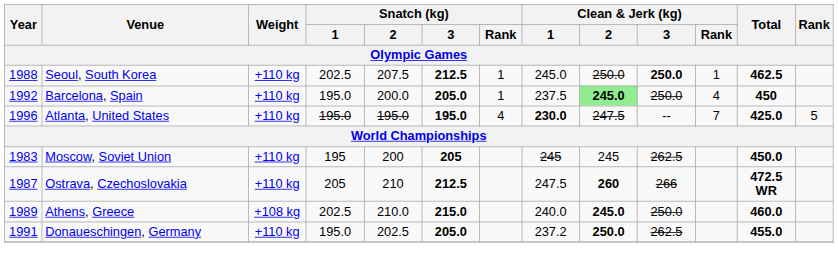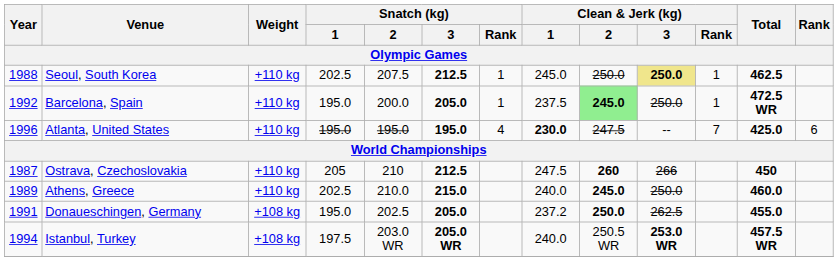(666, 75) no background -> (666, 75) khaki background
(716, 95) 4 -> (716, 103) 1
(766, 95) 450 -> (766, 103) 472.5 WR
(814, 116) 5 -> (814, 130) 6
- row: (108, 156)
(766, 184) 472.5 WR -> (766, 171) 450
(277, 211) +108 kg -> (277, 191) +110 kg
(277, 232) +110 kg -> (277, 211) +108 kg
+ row: (90, 239)
